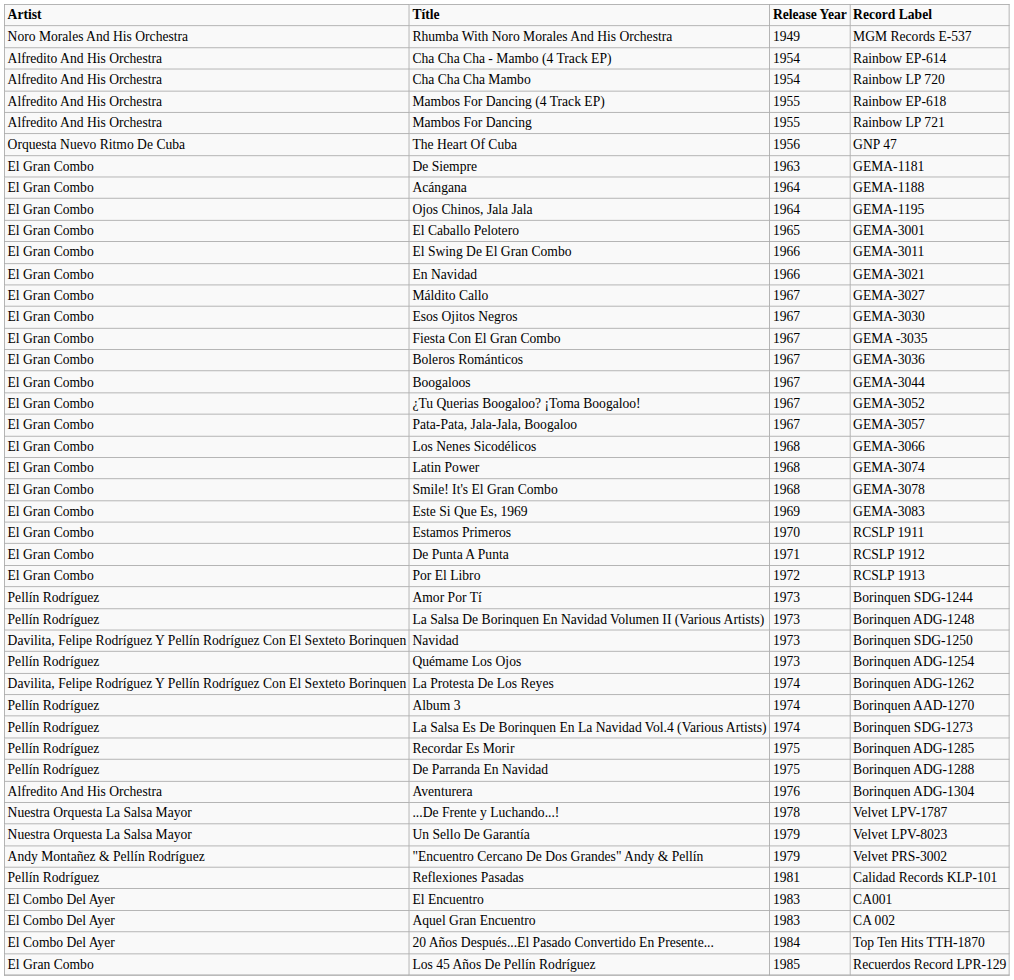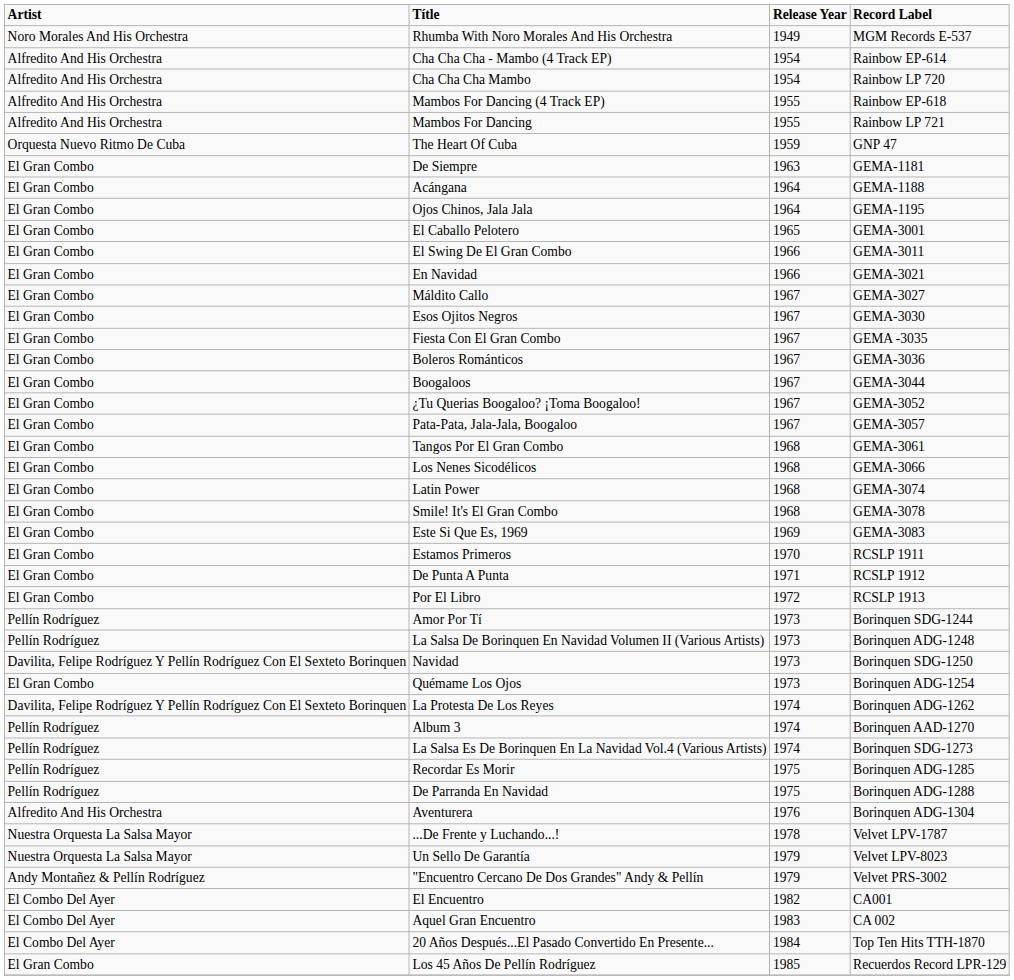(787, 144) 1956 -> (787, 144) 1959
+ row: (488, 446)
(53, 662) Pellín Rodríguez -> (51, 683) El Gran Combo
- row: (468, 878)
(787, 899) 1983 -> (787, 899) 1982
